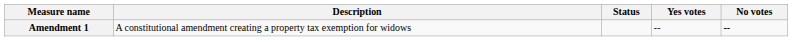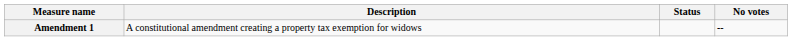- column: (686, 12)
